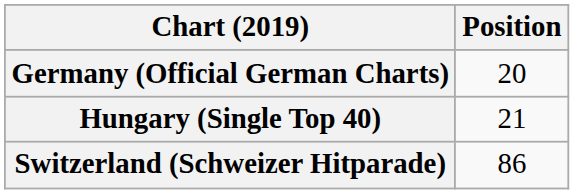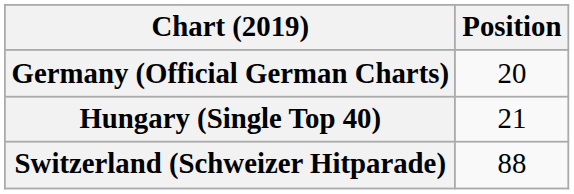(512, 164) 86 -> (512, 164) 88
